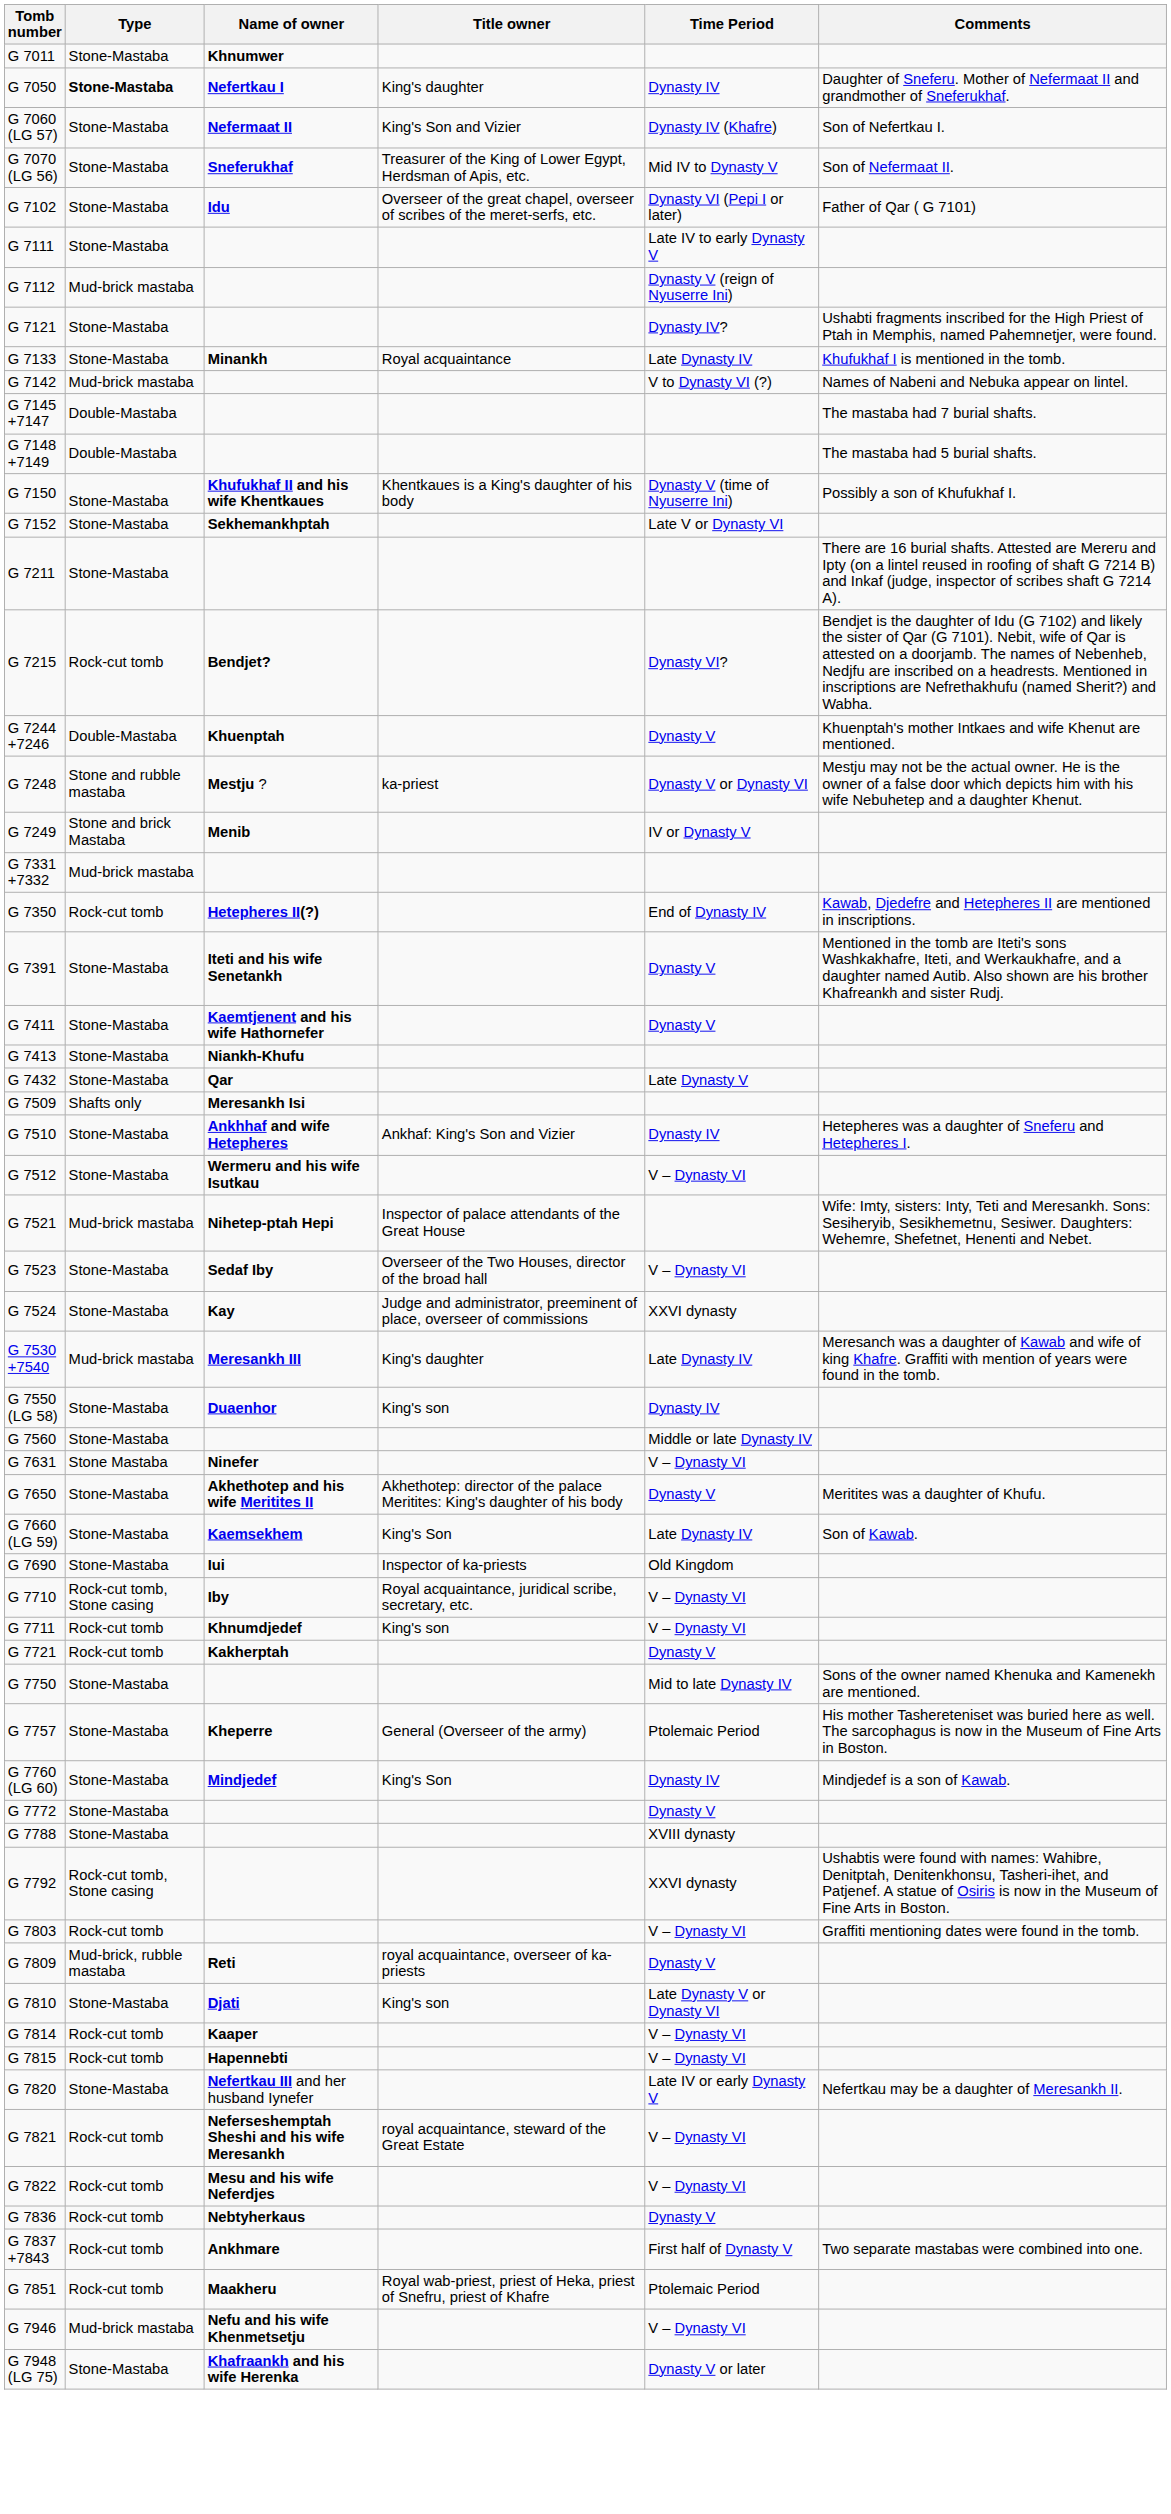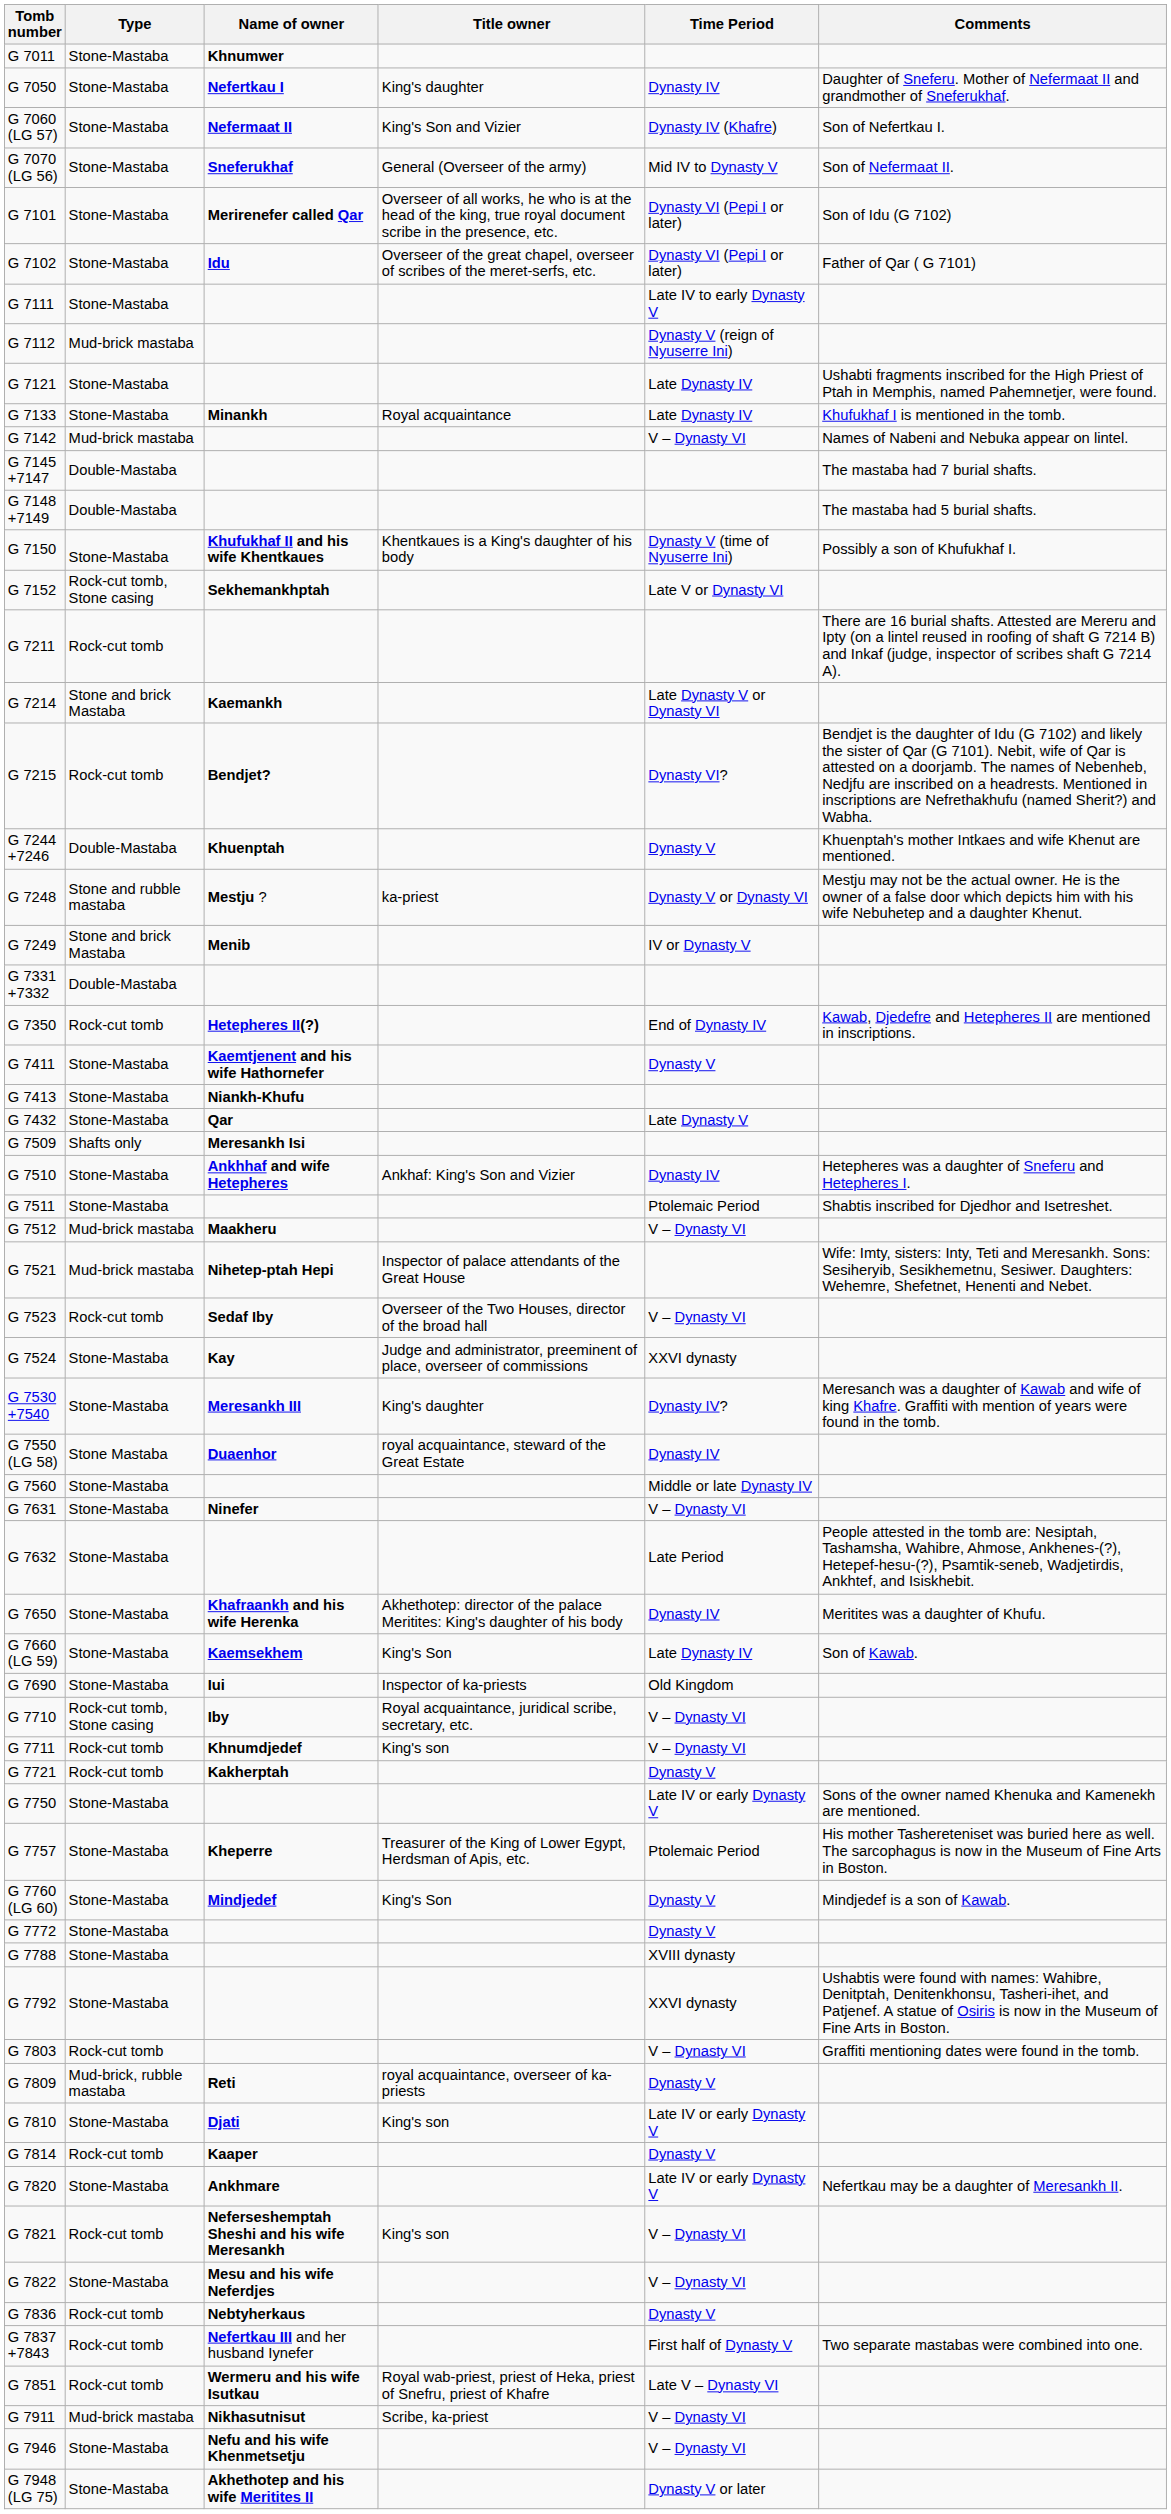(121, 87) bold -> (119, 87) normal
(504, 167) Treasurer of the King of Lower Egypt, Herdsman of Apis, etc. -> (484, 167) General (Overseer of the army)
+ row: (32, 215)
(688, 327) Dynasty IV? -> (700, 383) Late Dynasty IV
(710, 382) V to Dynasty VI (?) -> (697, 438) V – Dynasty VI
(119, 525) Stone-Mastaba -> (118, 589) Rock-cut tomb, Stone casing
(119, 573) Stone-Mastaba -> (116, 646) Rock-cut tomb
+ row: (32, 702)
(131, 872) Mud-brick mastaba -> (123, 985) Double-Mastaba
- row: (32, 968)
+ row: (31, 1206)
(119, 1174) Stone-Mastaba -> (131, 1229) Mud-brick mastaba
(284, 1174) Wermeru and his wife Isutkau -> (242, 1229) Maakheru
(119, 1271) Stone-Mastaba -> (116, 1317) Rock-cut tomb
(131, 1359) Mud-brick mastaba -> (119, 1406) Stone-Mastaba
(700, 1359) Late Dynasty IV -> (688, 1406) Dynasty IV?
(119, 1407) Stone-Mastaba -> (118, 1454) Stone Mastaba
(416, 1407) King's son -> (494, 1454) royal acquaintance, steward of the Great Estate
(118, 1462) Stone Mastaba -> (119, 1509) Stone-Mastaba
+ row: (32, 1557)
(276, 1494) Akhethotep and his wife Meritites II -> (276, 1613) Khafraankh and his wife Herenka
(682, 1494) Dynasty V -> (684, 1613) Dynasty IV
(720, 1683) Mid to late Dynasty IV -> (727, 1803) Late IV or early Dynasty V
(484, 1732) General (Overseer of the army) -> (504, 1851) Treasurer of the King of Lower Egypt, Herdsman of Apis, etc.
(684, 1780) Dynasty IV -> (682, 1899) Dynasty V
(118, 1883) Rock-cut tomb, Stone casing -> (119, 2003) Stone-Mastaba
(707, 2003) Late Dynasty V or Dynasty VI -> (727, 2122) Late IV or early Dynasty V
(697, 2034) V – Dynasty VI -> (682, 2154) Dynasty V
- row: (32, 2058)
(277, 2089) Nefertkau III and her husband Iynefer -> (244, 2186) Ankhmare
(494, 2137) royal acquaintance, steward of the Great Estate -> (416, 2234) King's son
(116, 2186) Rock-cut tomb -> (119, 2282) Stone-Mastaba
(244, 2249) Ankhmare -> (277, 2345) Nefertkau III and her husband Iynefer
(242, 2289) Maakheru -> (284, 2385) Wermeru and his wife Isutkau
(704, 2289) Ptolemaic Period -> (713, 2385) Late V – Dynasty VI
+ row: (31, 2417)
(131, 2329) Mud-brick mastaba -> (119, 2448) Stone-Mastaba
(276, 2369) Khafraankh and his wife Herenka -> (276, 2488) Akhethotep and his wife Meritites II
